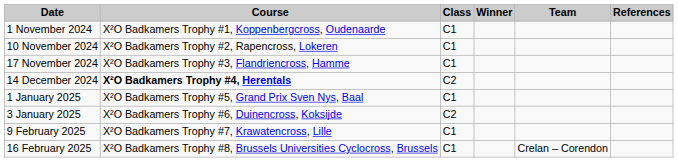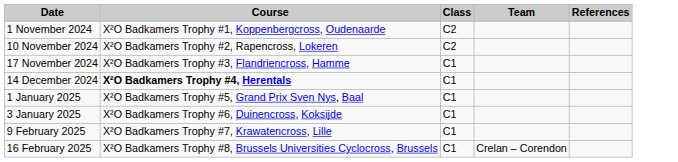- column: (494, 13)
(450, 30) C1 -> (450, 30) C2
(450, 47) C1 -> (450, 47) C2
(450, 81) C2 -> (450, 81) C1
(450, 115) C2 -> (450, 115) C1
